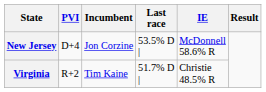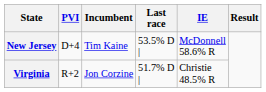(109, 46) Jon Corzine -> (106, 46) Tim Kaine
(106, 73) Tim Kaine -> (109, 73) Jon Corzine
